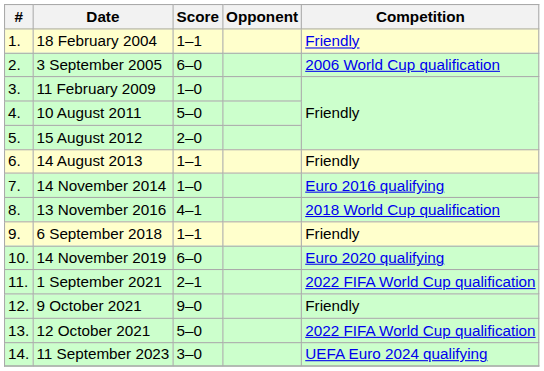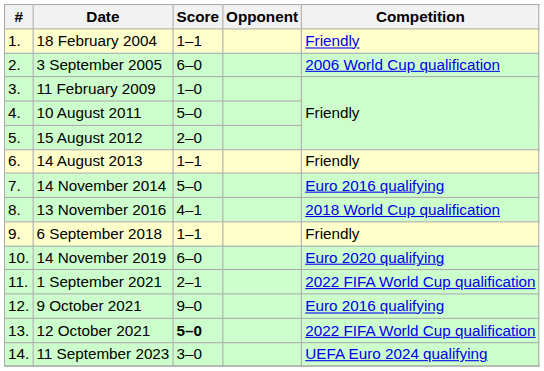(189, 186) 1–0 -> (189, 186) 5–0
(332, 306) Friendly -> (375, 306) Euro 2016 qualifying
(189, 330) normal -> (189, 330) bold
